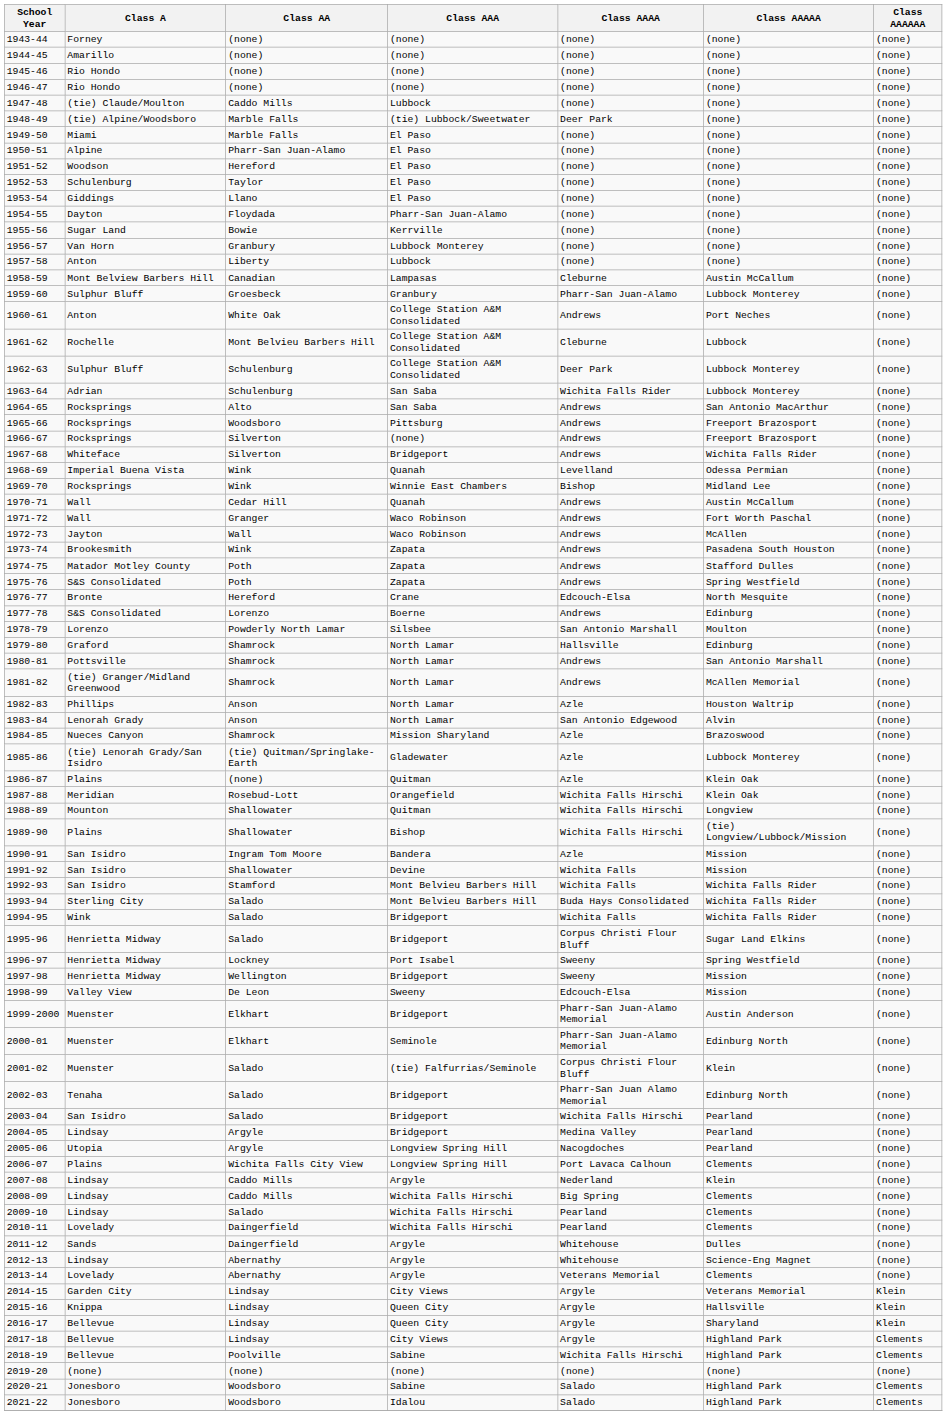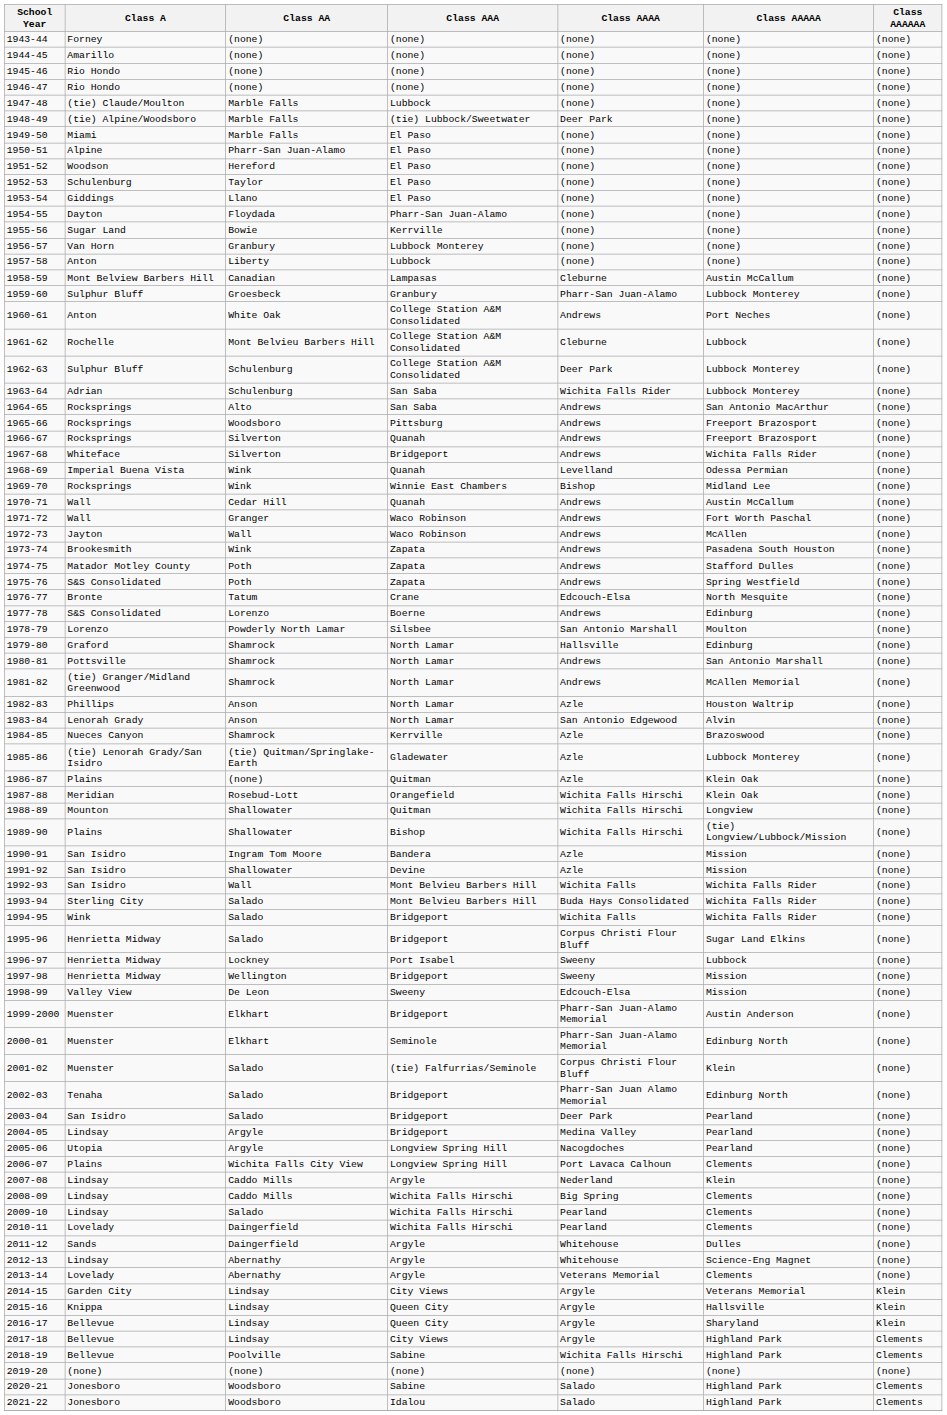(260, 103) Caddo Mills -> (263, 103) Marble Falls
(408, 439) (none) -> (408, 439) Quanah
(252, 598) Hereford -> (243, 598) Tatum
(440, 736) Mission Sharyland -> (416, 736) Kerrville
(598, 870) Wichita Falls -> (572, 870) Azle
(252, 886) Stamford -> (240, 886) Wall
(753, 960) Spring Westfield -> (726, 960) Lubbock
(621, 1117) Wichita Falls Hirschi -> (586, 1117) Deer Park
